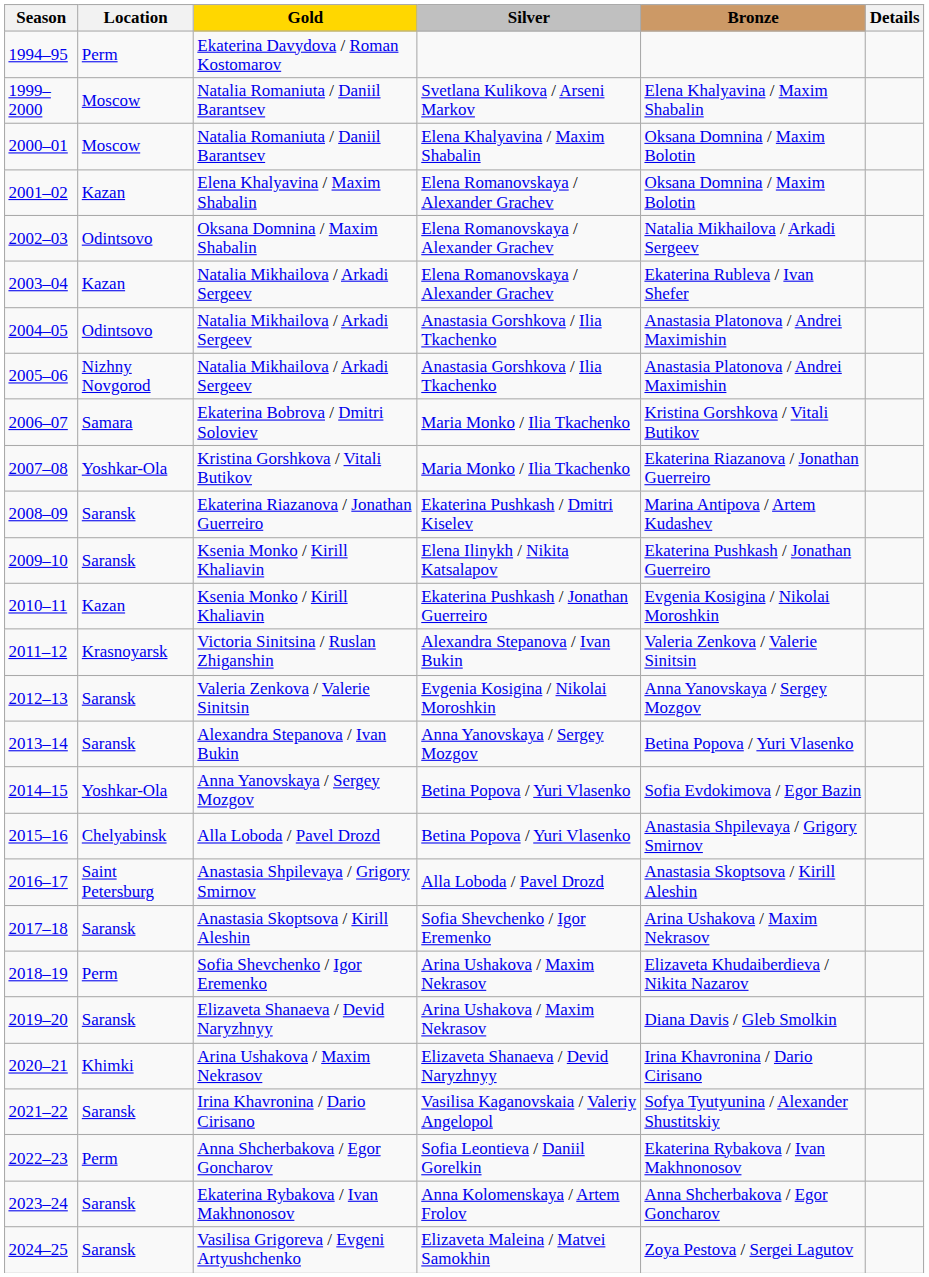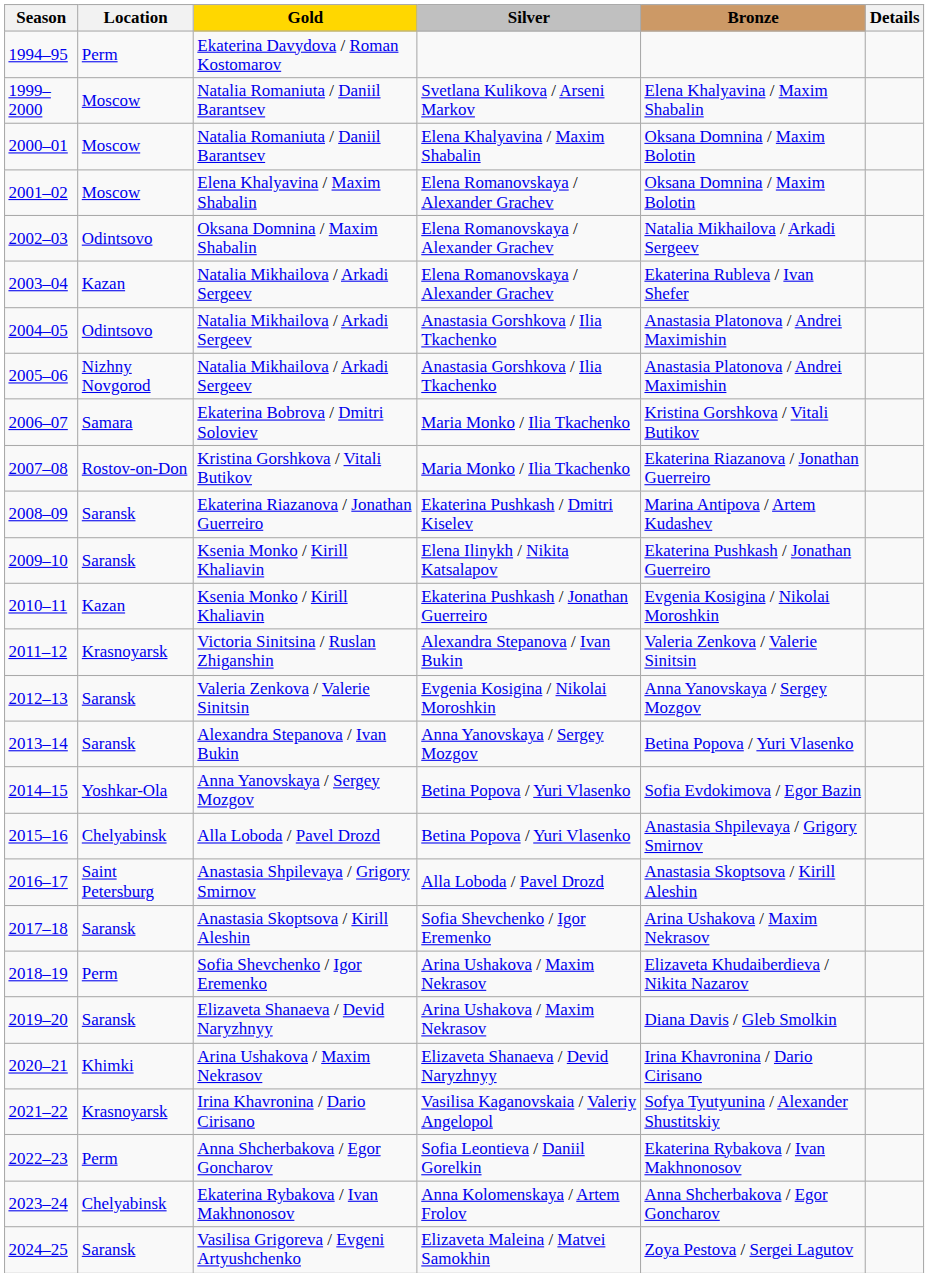(103, 192) Kazan -> (111, 192) Moscow
(125, 468) Yoshkar-Ola -> (135, 468) Rostov-on-Don
(109, 1111) Saransk -> (125, 1111) Krasnoyarsk
(109, 1203) Saransk -> (124, 1203) Chelyabinsk
